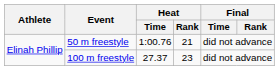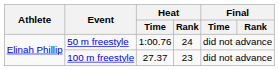(187, 43) 21 -> (187, 43) 24
